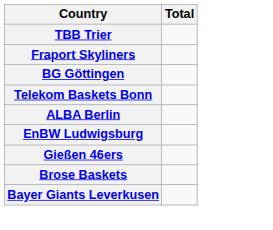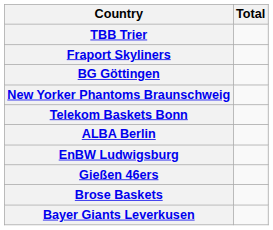+ row: (119, 94)
